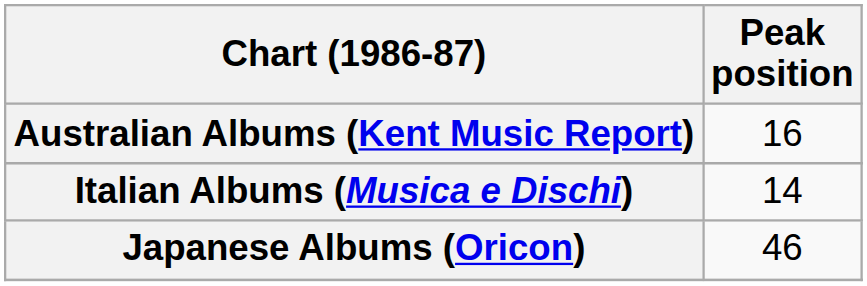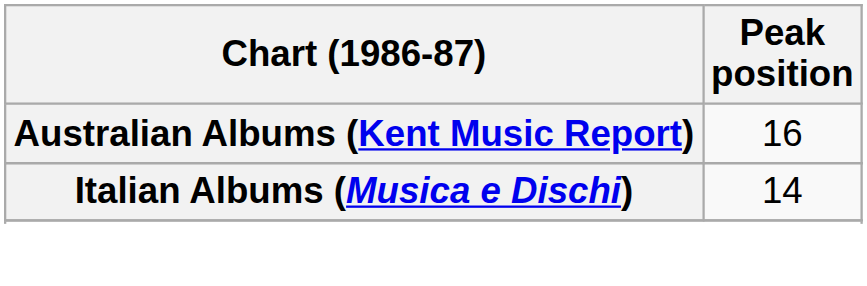- row: (354, 249)
